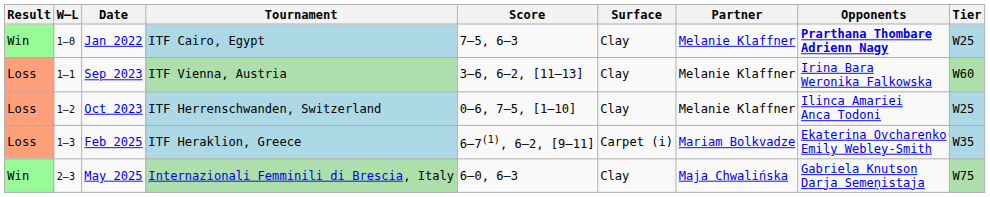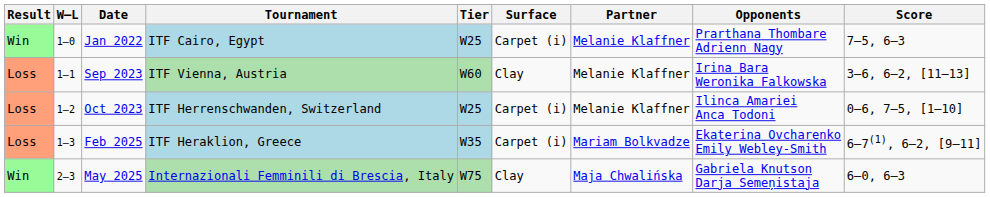columns swapped: (967, 14) <-> (527, 14)
(615, 41) Clay -> (531, 41) Carpet (i)
(867, 41) bold -> (761, 41) normal
(615, 108) Clay -> (531, 108) Carpet (i)
